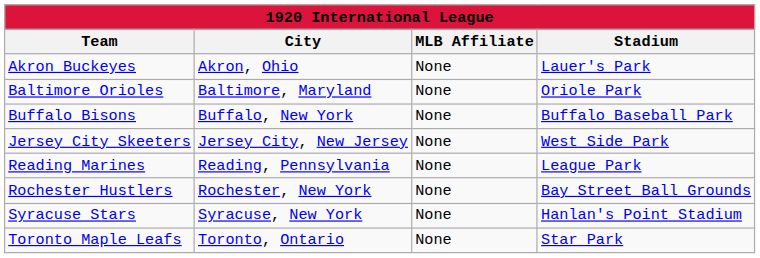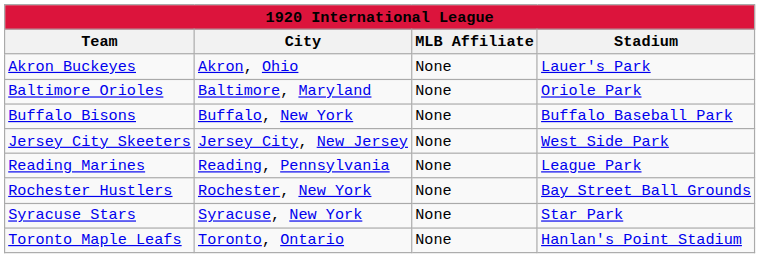(642, 215) Hanlan's Point Stadium -> (582, 215) Star Park
(582, 240) Star Park -> (642, 240) Hanlan's Point Stadium
